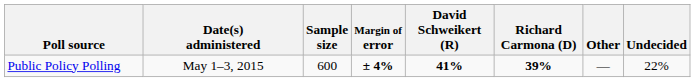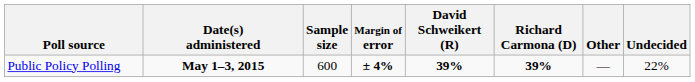(223, 65) normal -> (223, 65) bold
(449, 65) 41% -> (449, 65) 39%
